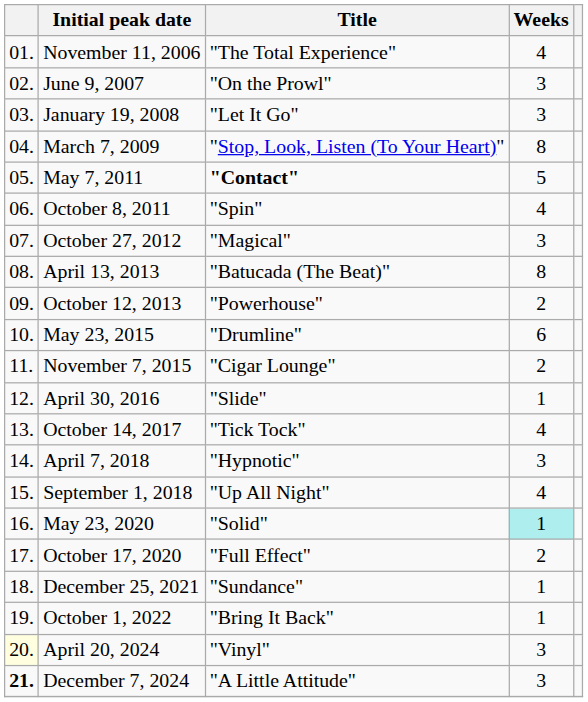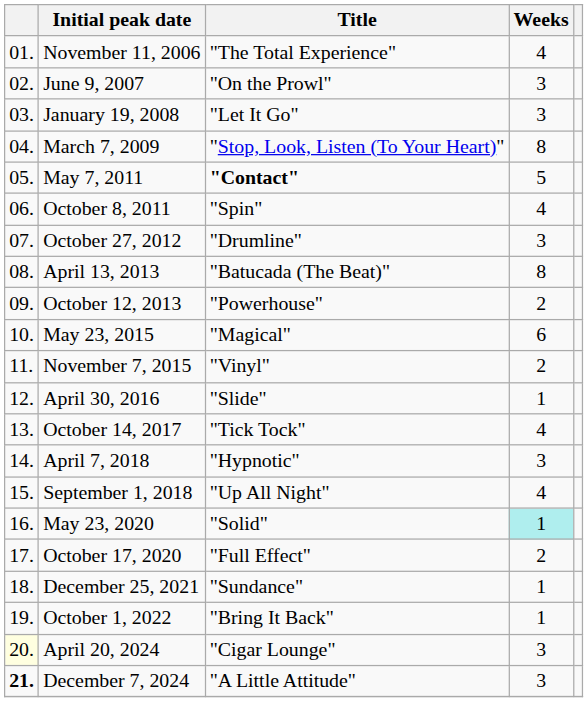(250, 240) "Magical" -> (256, 240) "Drumline"
(256, 334) "Drumline" -> (250, 334) "Magical"
(273, 366) "Cigar Lounge" -> (240, 366) "Vinyl"
(240, 649) "Vinyl" -> (273, 649) "Cigar Lounge"
